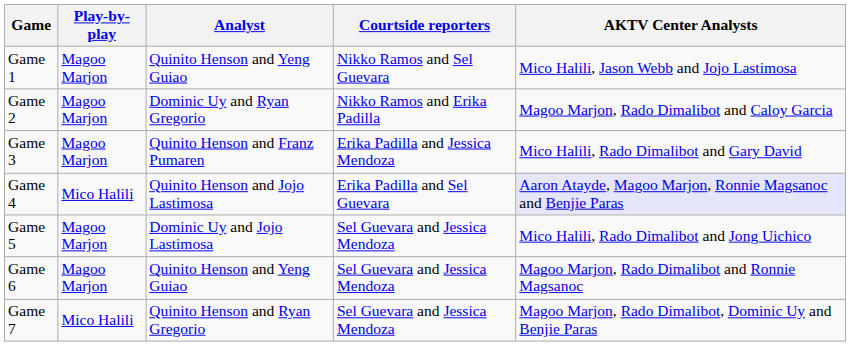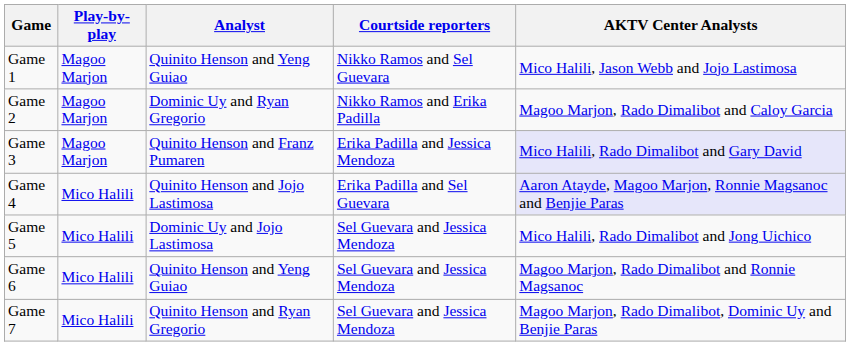(661, 151) no background -> (661, 151) lavender background
(84, 235) Magoo Marjon -> (97, 235) Mico Halili
(84, 277) Magoo Marjon -> (97, 277) Mico Halili
